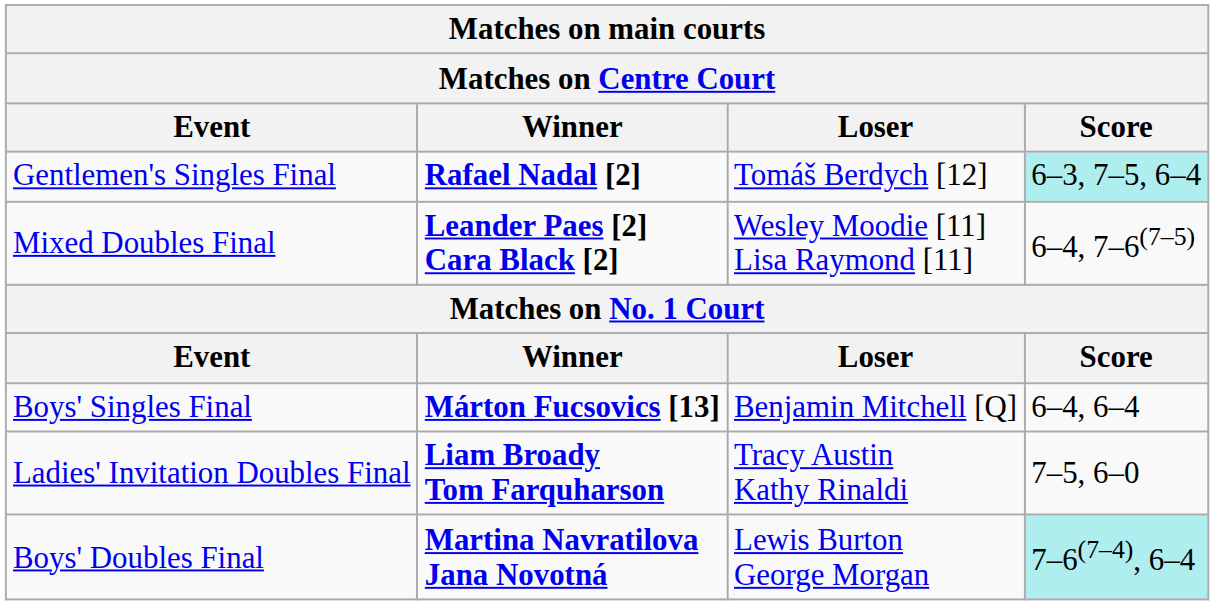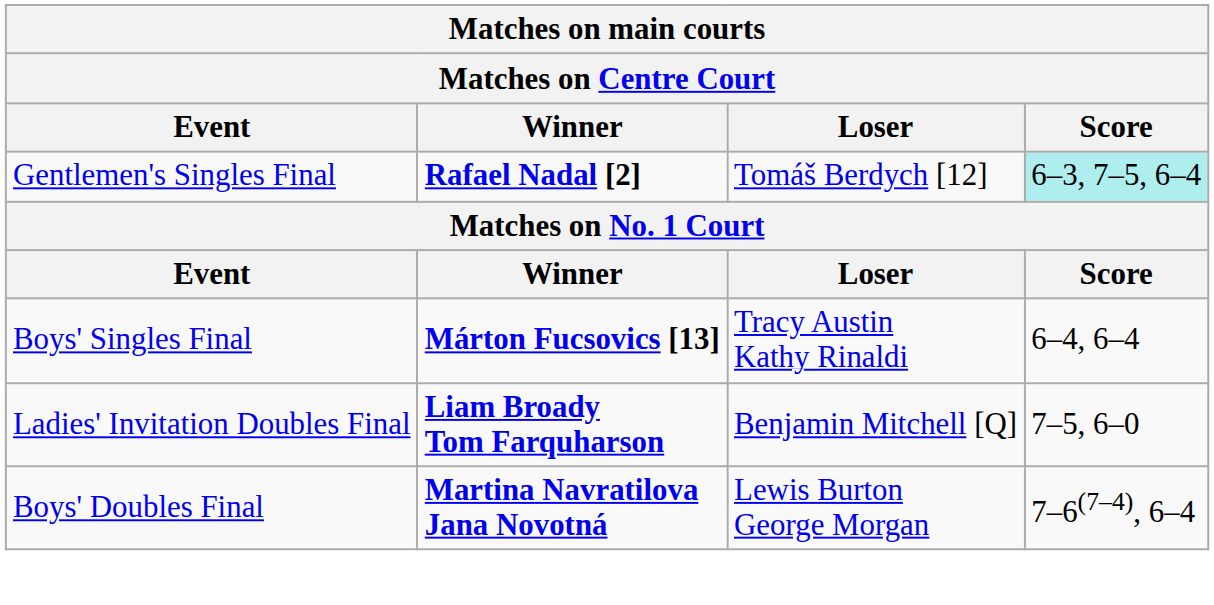- row: (144, 242)
(876, 406) Benjamin Mitchell [Q] -> (821, 340) Tracy Austin Kathy Rinaldi
(821, 472) Tracy Austin Kathy Rinaldi -> (876, 423) Benjamin Mitchell [Q]
(1113, 556) paleturquoise background -> (1113, 507) no background
